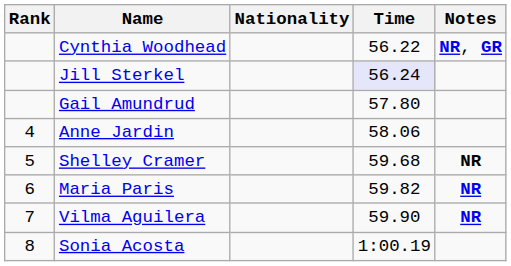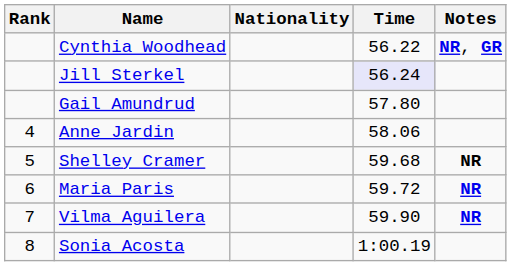(394, 189) 59.82 -> (394, 189) 59.72
